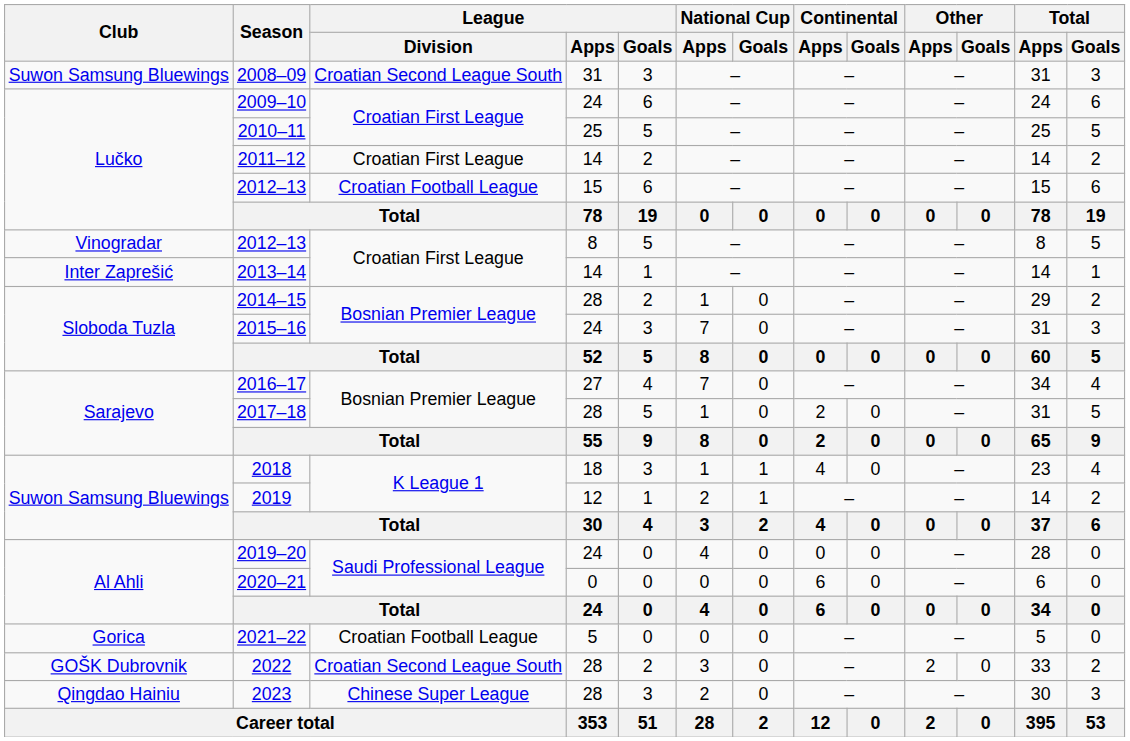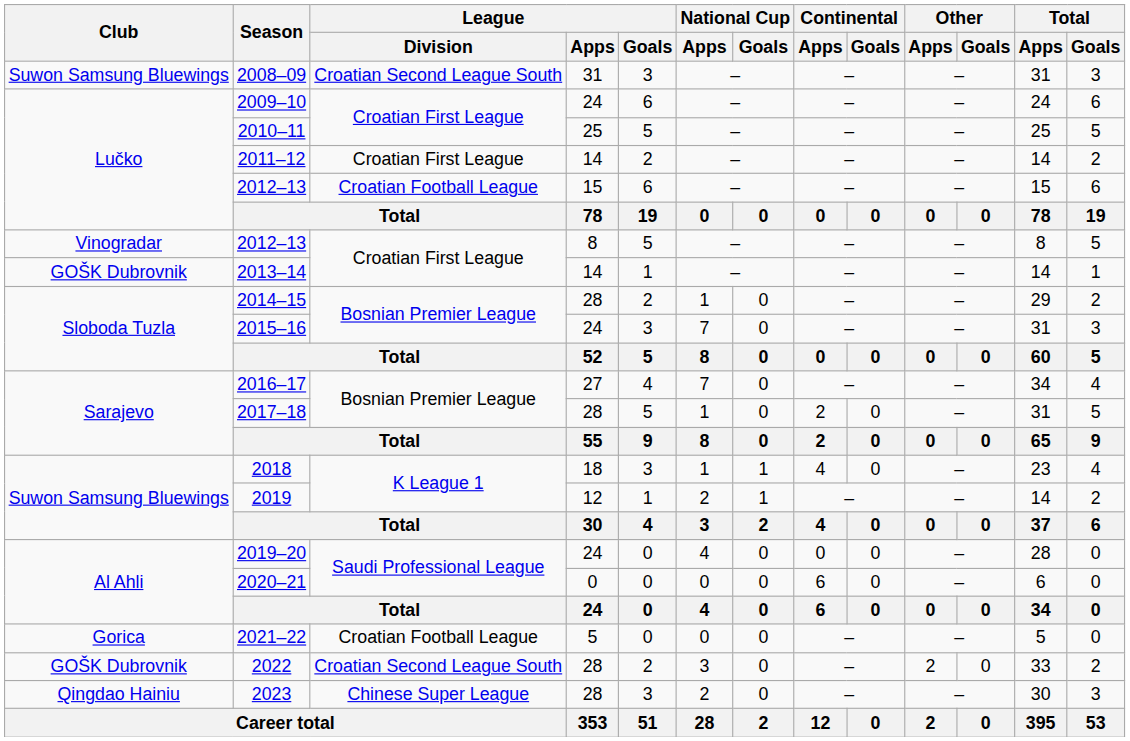(119, 272) Inter Zaprešić -> (119, 272) GOŠK Dubrovnik
